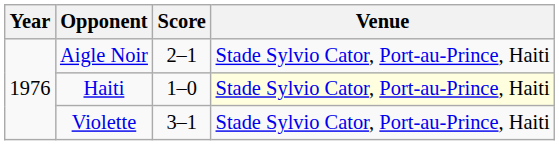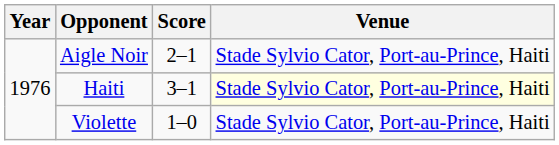(182, 89) 1–0 -> (182, 89) 3–1
(182, 122) 3–1 -> (182, 122) 1–0
